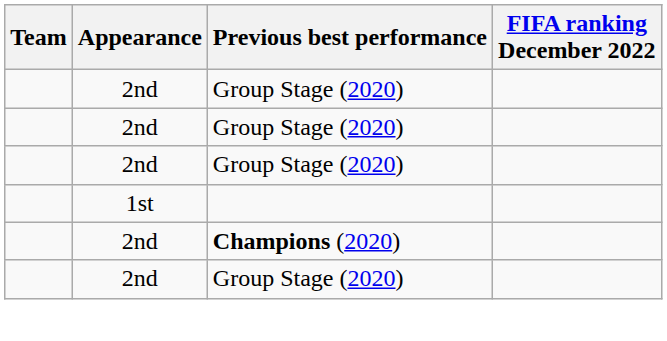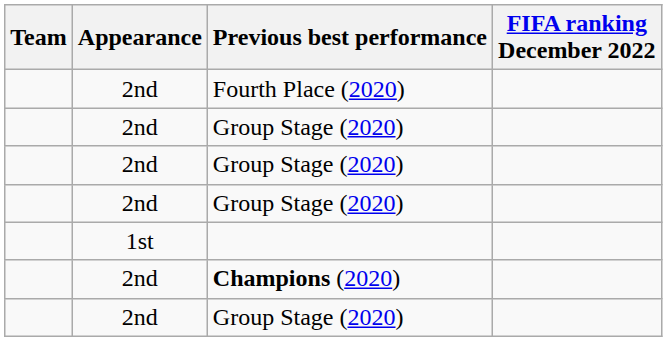+ row: (140, 88)
